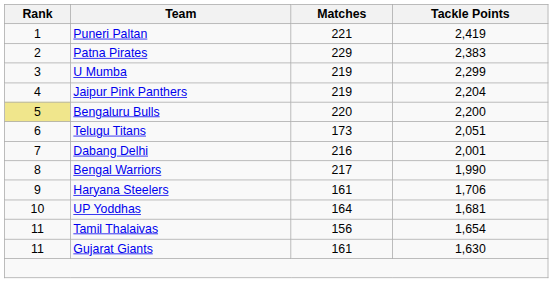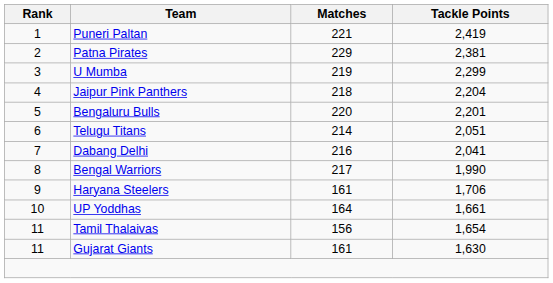(470, 53) 2,383 -> (470, 53) 2,381
(342, 92) 219 -> (342, 92) 218
(37, 111) khaki background -> (37, 111) no background
(470, 111) 2,200 -> (470, 111) 2,201
(342, 131) 173 -> (342, 131) 214
(470, 151) 2,001 -> (470, 151) 2,041
(470, 209) 1,681 -> (470, 209) 1,661
